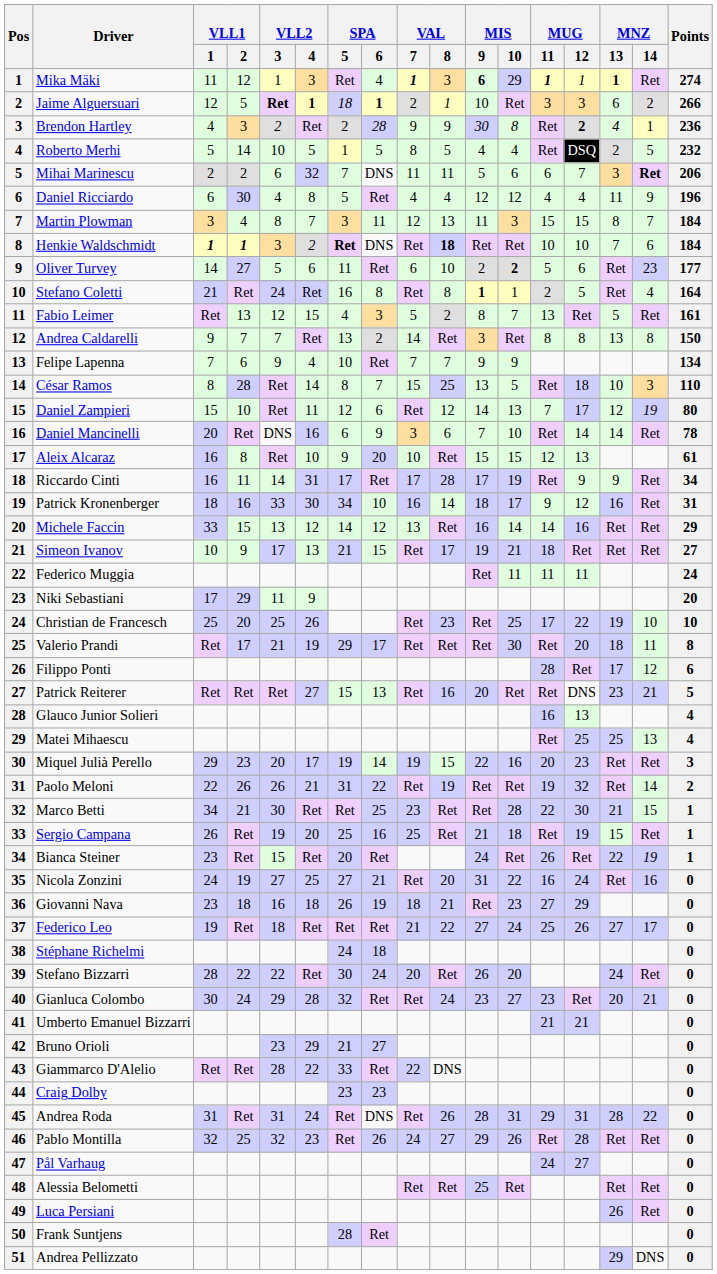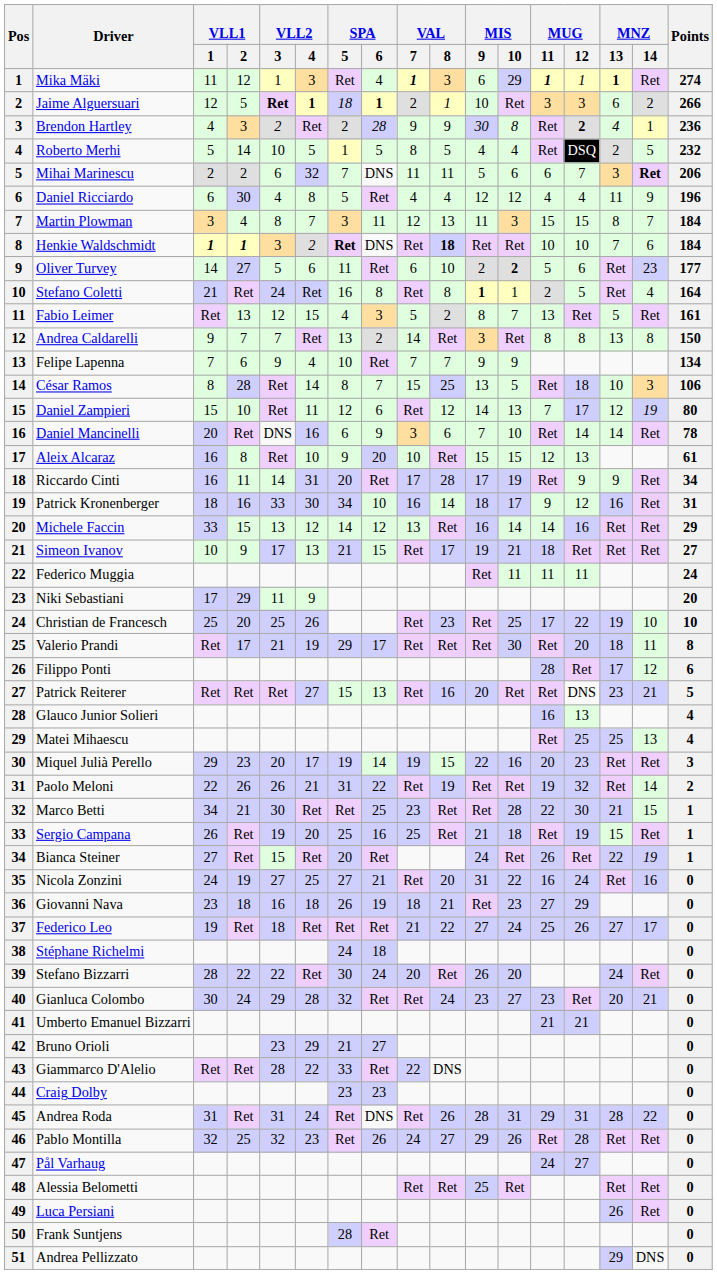(482, 79) bold -> (482, 79) normal
(690, 386) 110 -> (690, 386) 106
(345, 480) 17 -> (345, 480) 20
(211, 857) 23 -> (211, 857) 27
